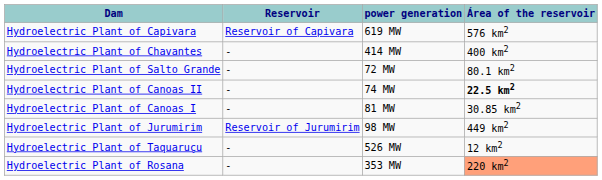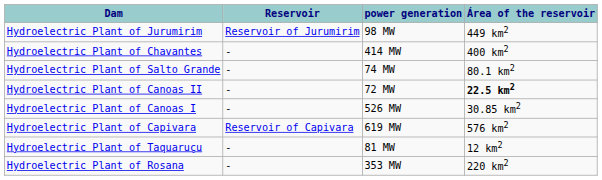rows swapped: (104, 128) <-> (101, 32)
(380, 70) 72 MW -> (380, 70) 74 MW
(380, 89) 74 MW -> (380, 89) 72 MW
(380, 109) 81 MW -> (383, 109) 526 MW
(383, 147) 526 MW -> (380, 147) 81 MW
(488, 166) lightsalmon background -> (488, 166) no background
